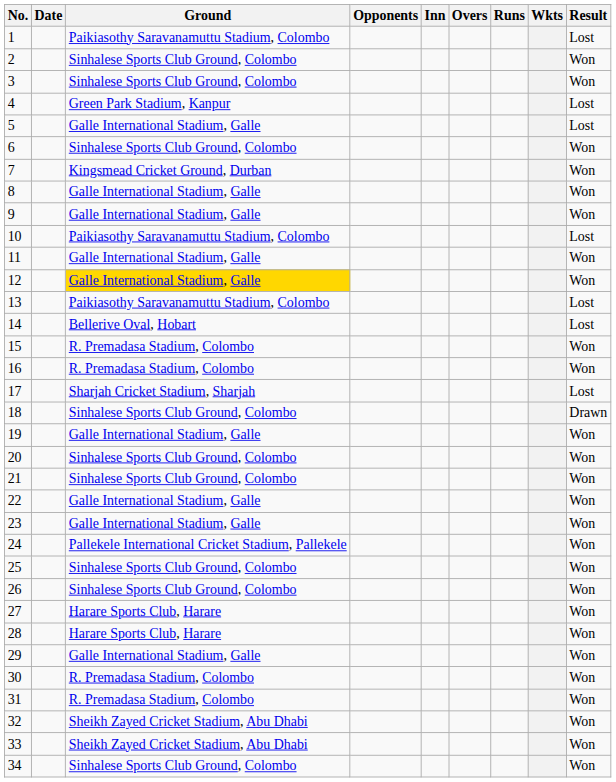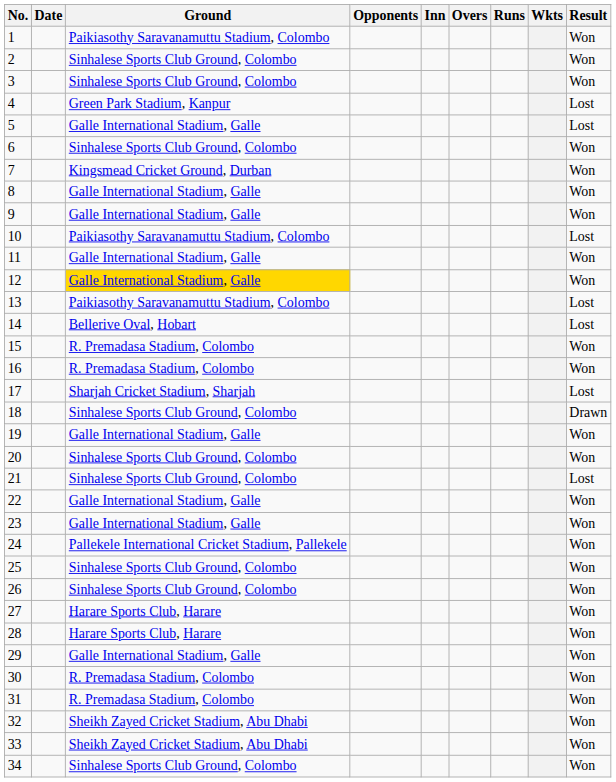(582, 37) Lost -> (582, 37) Won
(582, 479) Won -> (582, 479) Lost
